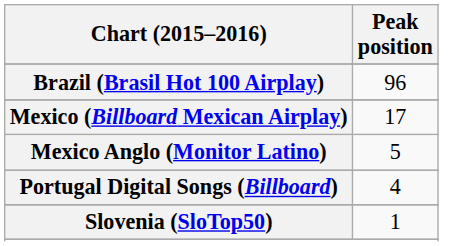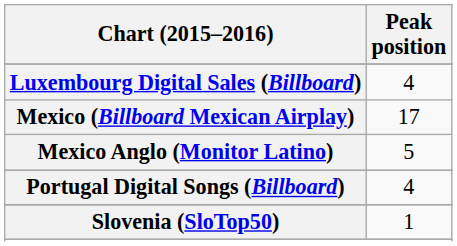- row: (179, 81)
+ row: (186, 81)
